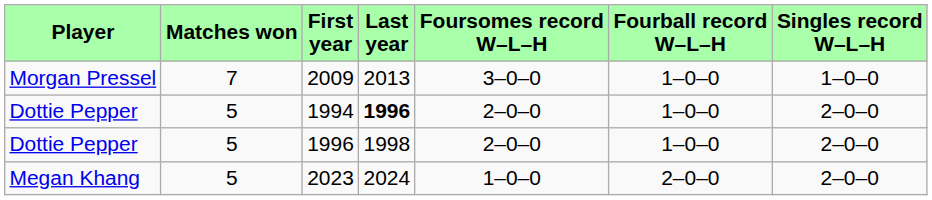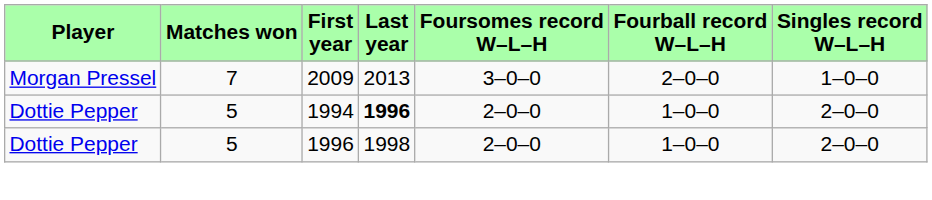(690, 77) 1–0–0 -> (690, 77) 2–0–0
- row: (331, 177)
